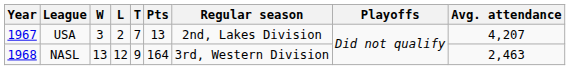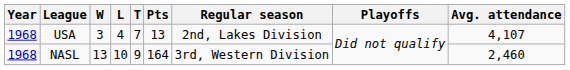(22, 34) 1967 -> (22, 34) 1968
(120, 34) 2 -> (120, 34) 4
(506, 34) 4,207 -> (506, 34) 4,107
(120, 54) 12 -> (120, 54) 10
(506, 54) 2,463 -> (506, 54) 2,460
